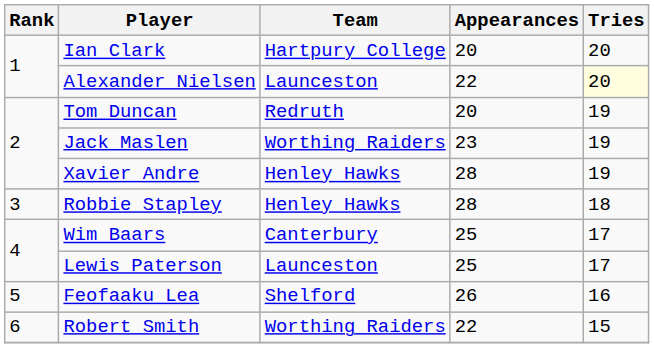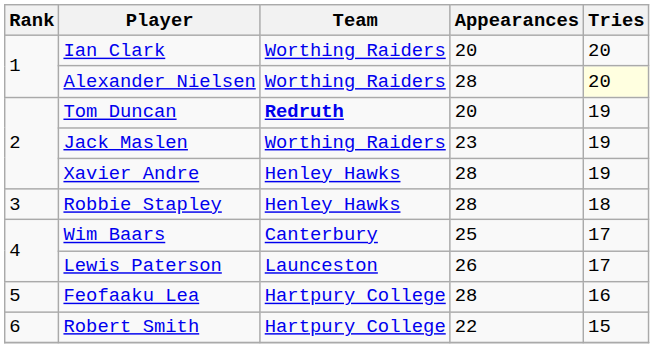(355, 51) Hartpury College -> (355, 51) Worthing Raiders
(321, 82) Launceston -> (355, 82) Worthing Raiders
(466, 82) 22 -> (466, 82) 28
(304, 112) normal -> (304, 112) bold
(466, 266) 25 -> (466, 266) 26
(310, 297) Shelford -> (355, 297) Hartpury College
(466, 297) 26 -> (466, 297) 28
(355, 327) Worthing Raiders -> (355, 327) Hartpury College
